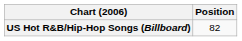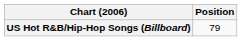(215, 28) 82 -> (215, 28) 79
